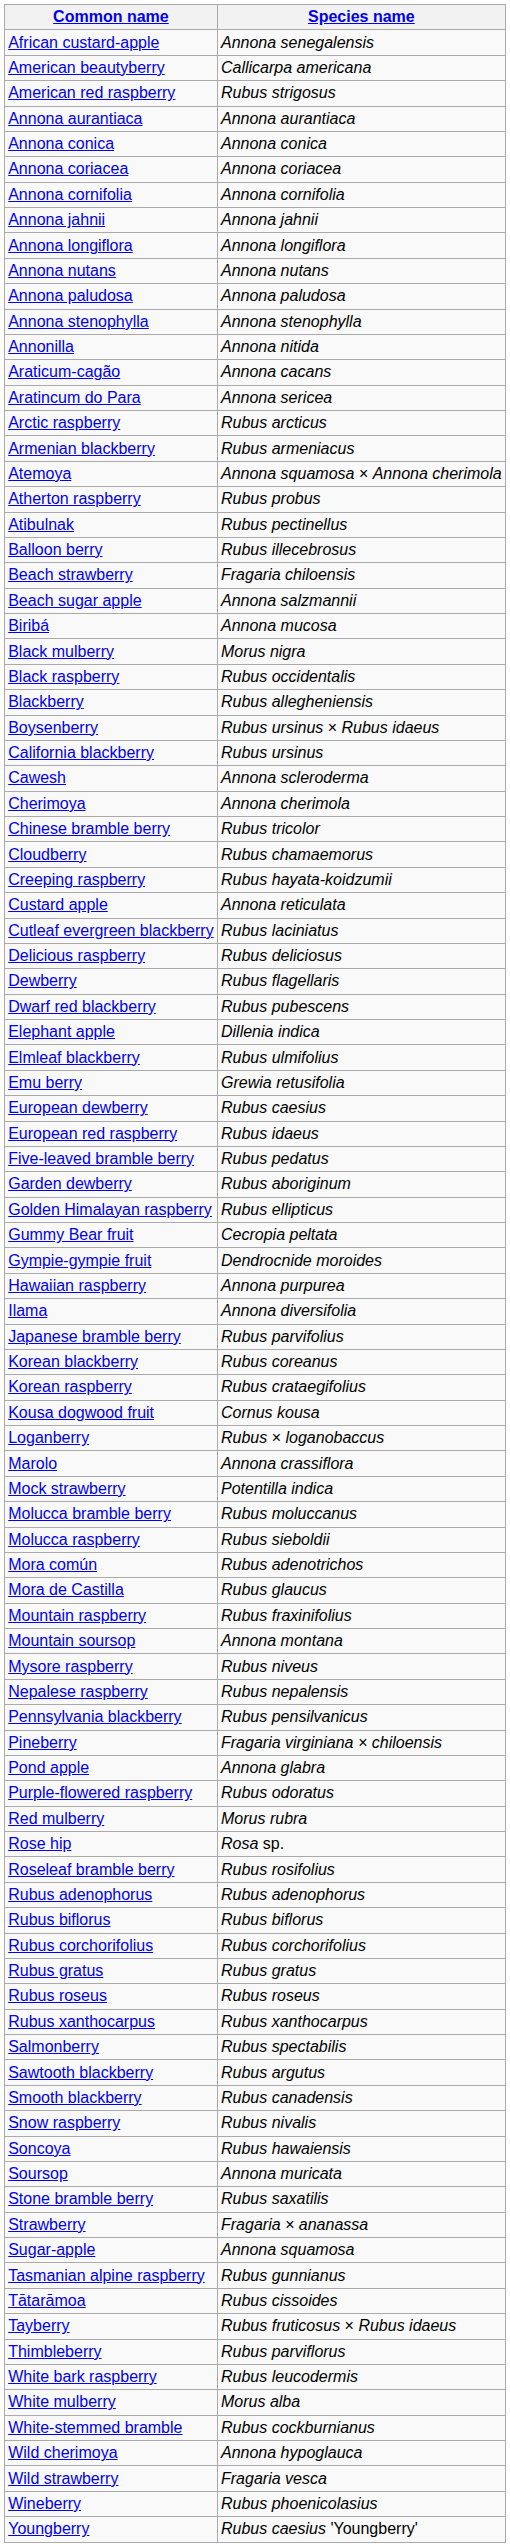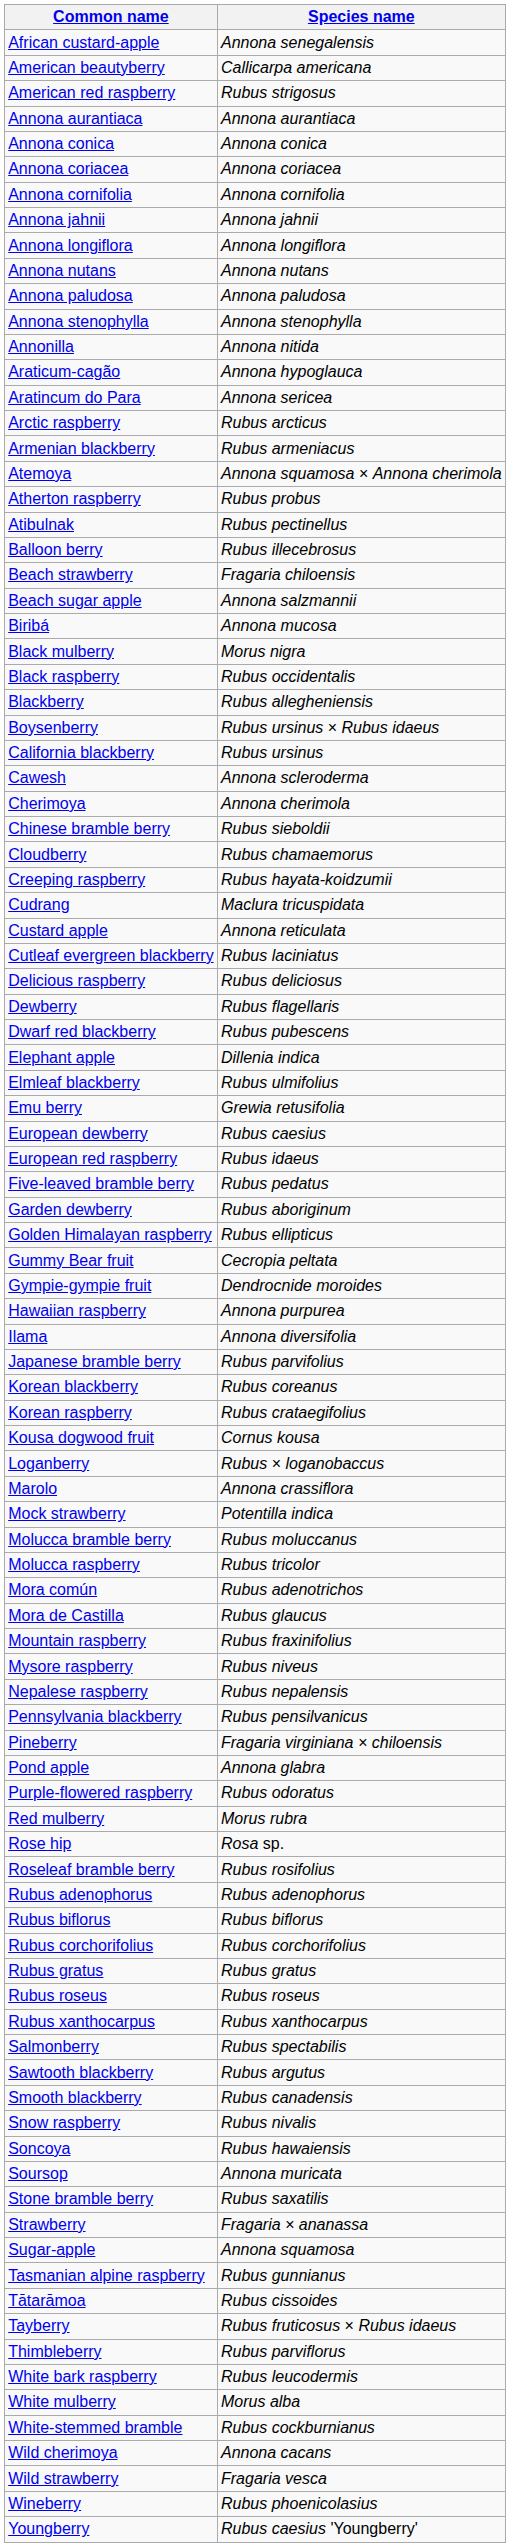(276, 372) Annona cacans -> (292, 372) Annona hypoglauca
(270, 829) Rubus tricolor -> (275, 829) Rubus sieboldii
+ row: (39, 905)
(275, 1539) Rubus sieboldii -> (270, 1565) Rubus tricolor
- row: (72, 1641)
(292, 2453) Annona hypoglauca -> (276, 2453) Annona cacans
